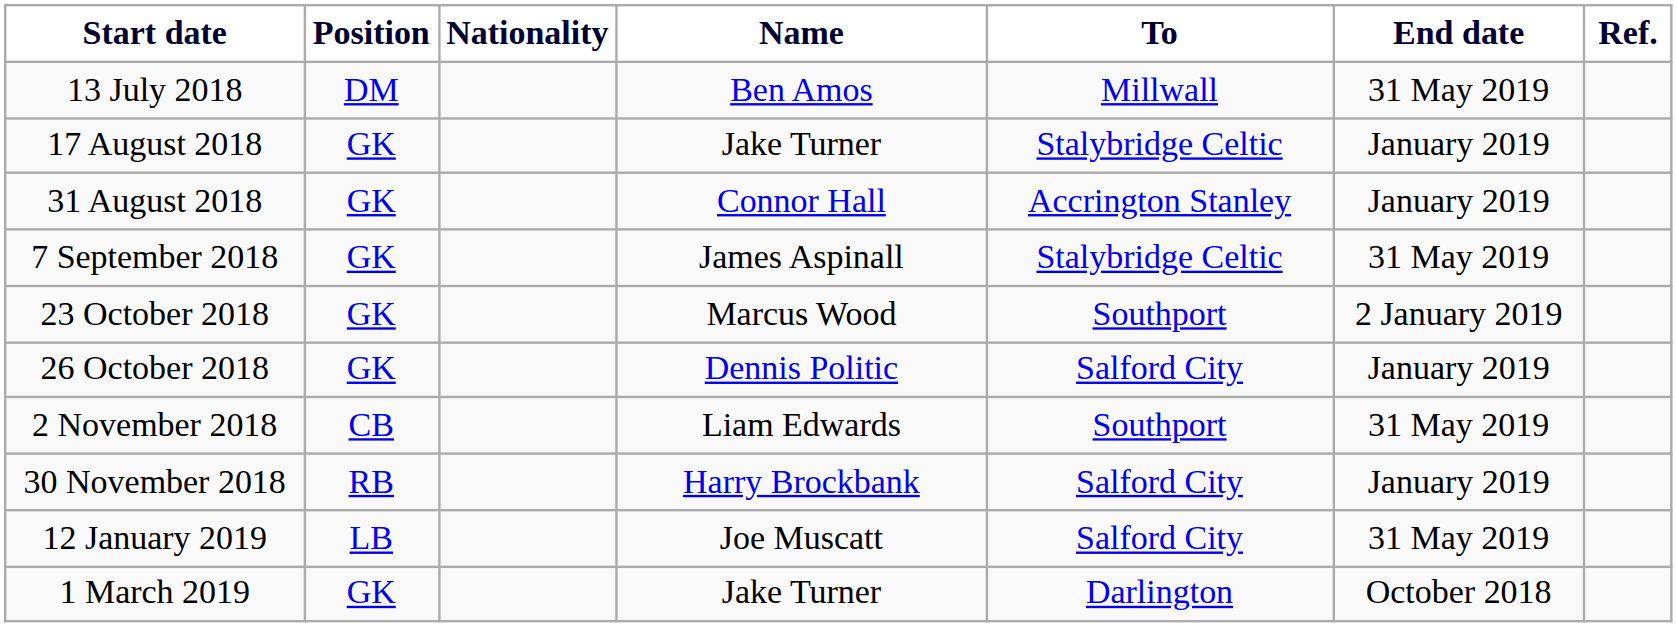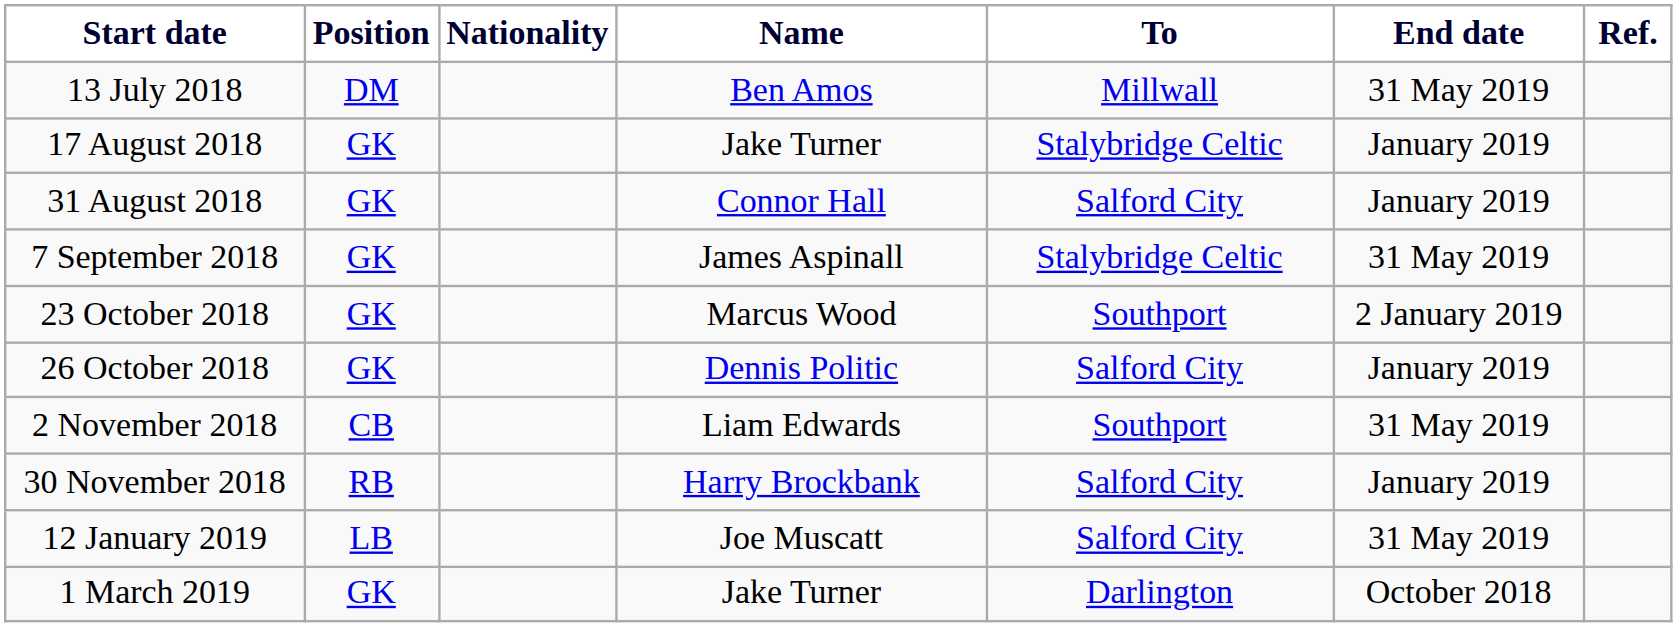(1160, 201) Accrington Stanley -> (1160, 201) Salford City
